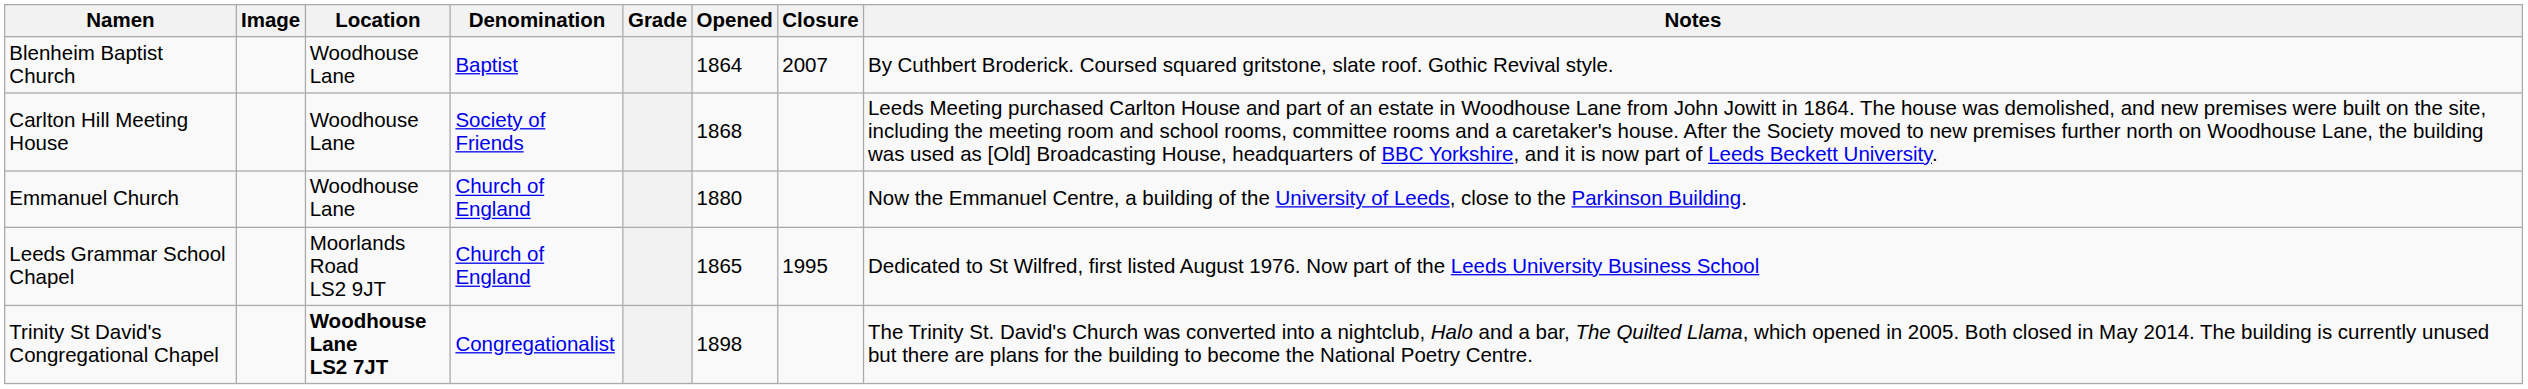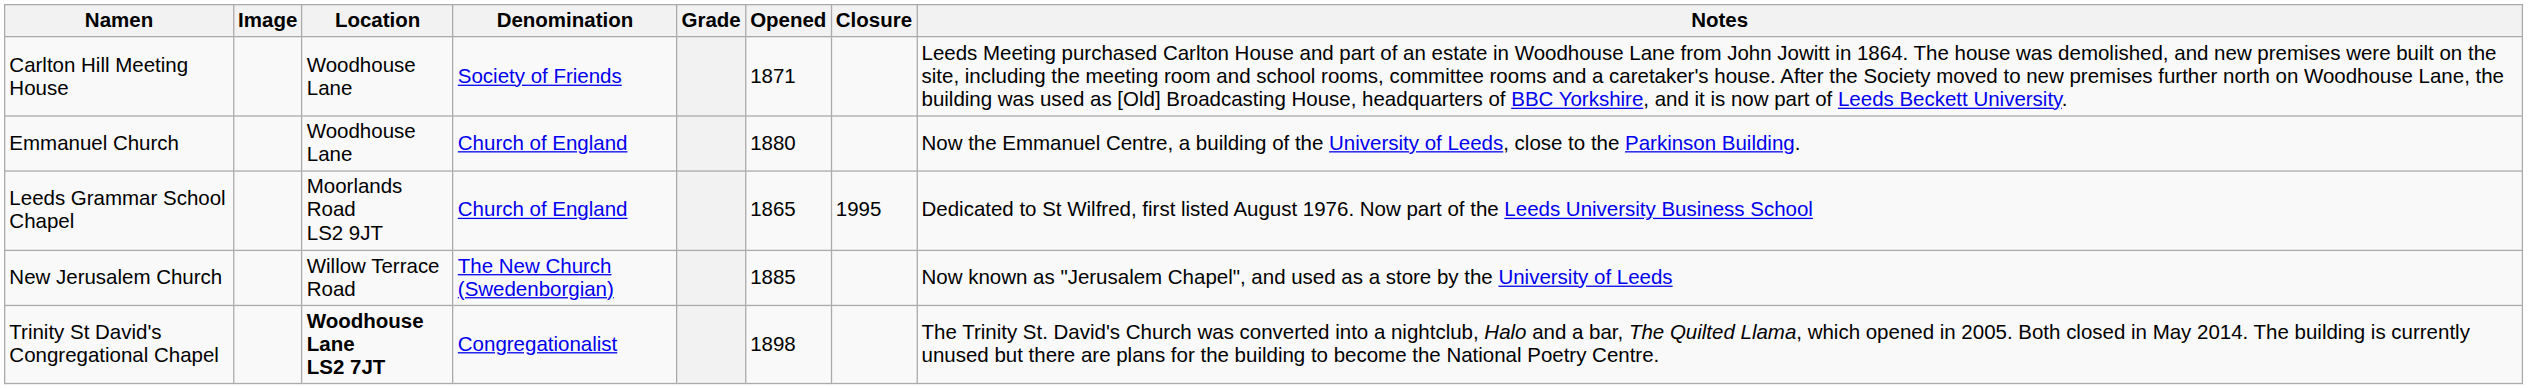- row: (86, 64)
(719, 131) 1868 -> (773, 76) 1871
+ row: (116, 277)
